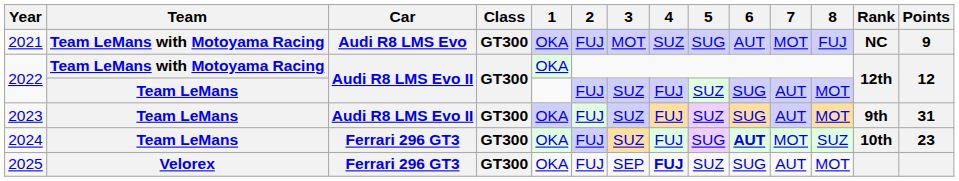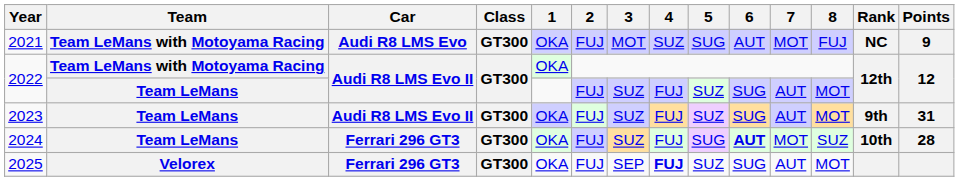(926, 140) 23 -> (926, 140) 28
